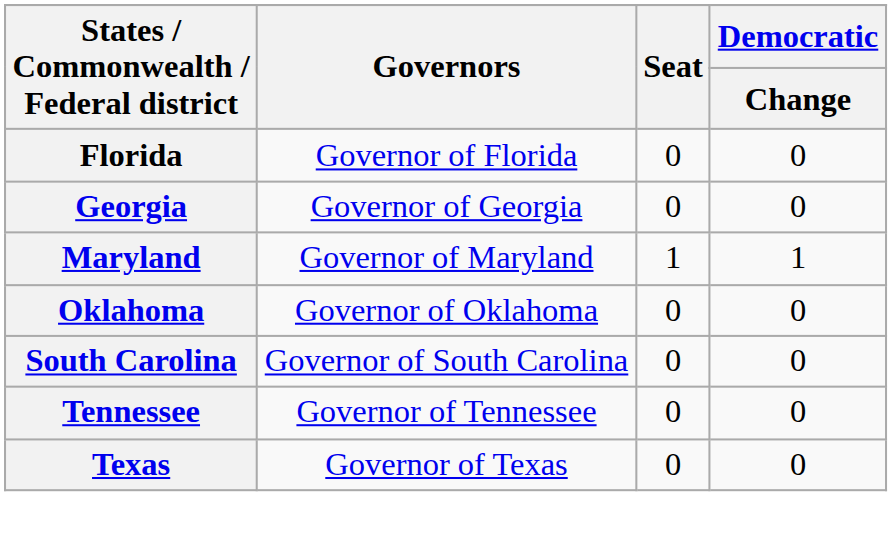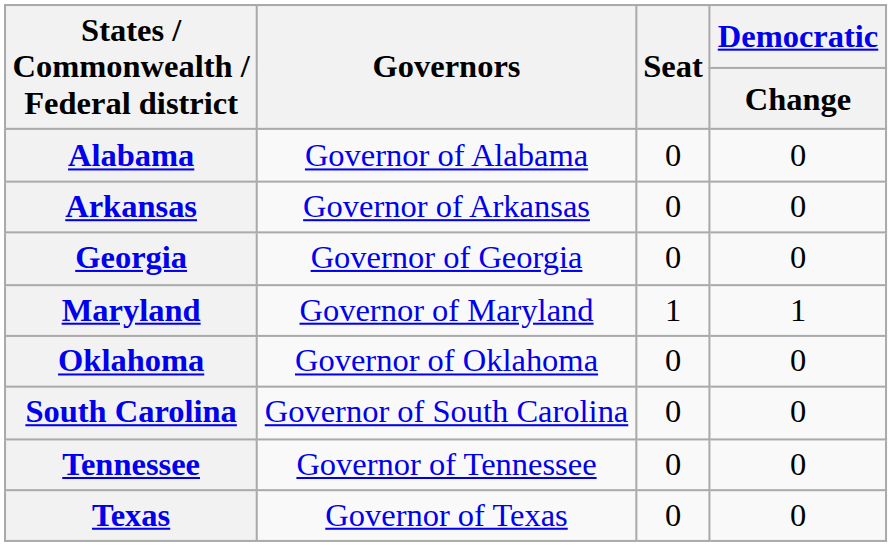+ row: (131, 154)
+ row: (131, 206)
- row: (131, 154)
